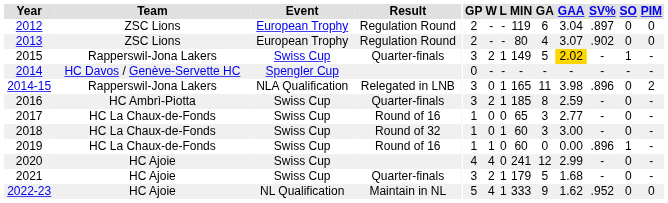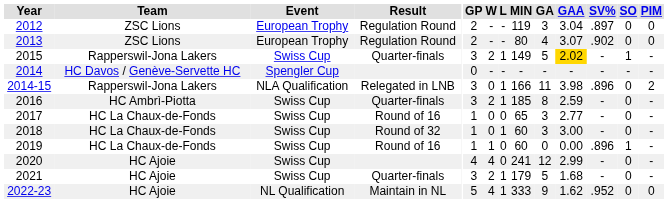(545, 26) 6 -> (545, 26) 3
(521, 86) 165 -> (521, 86) 166
